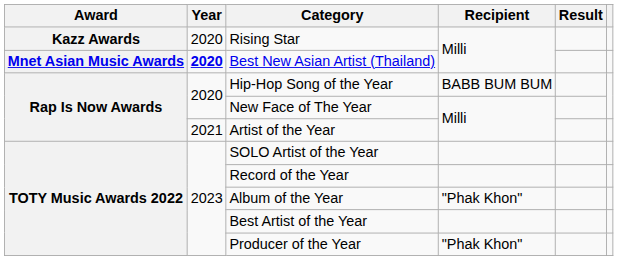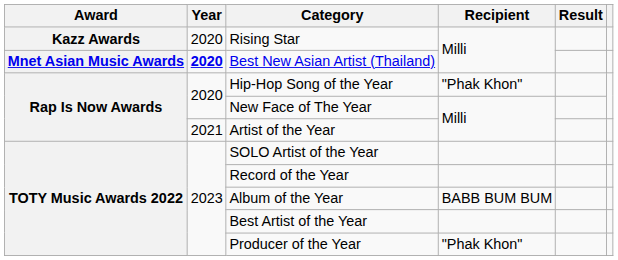(497, 84) BABB BUM BUM -> (482, 84) "Phak Khon"
(482, 198) "Phak Khon" -> (497, 198) BABB BUM BUM
